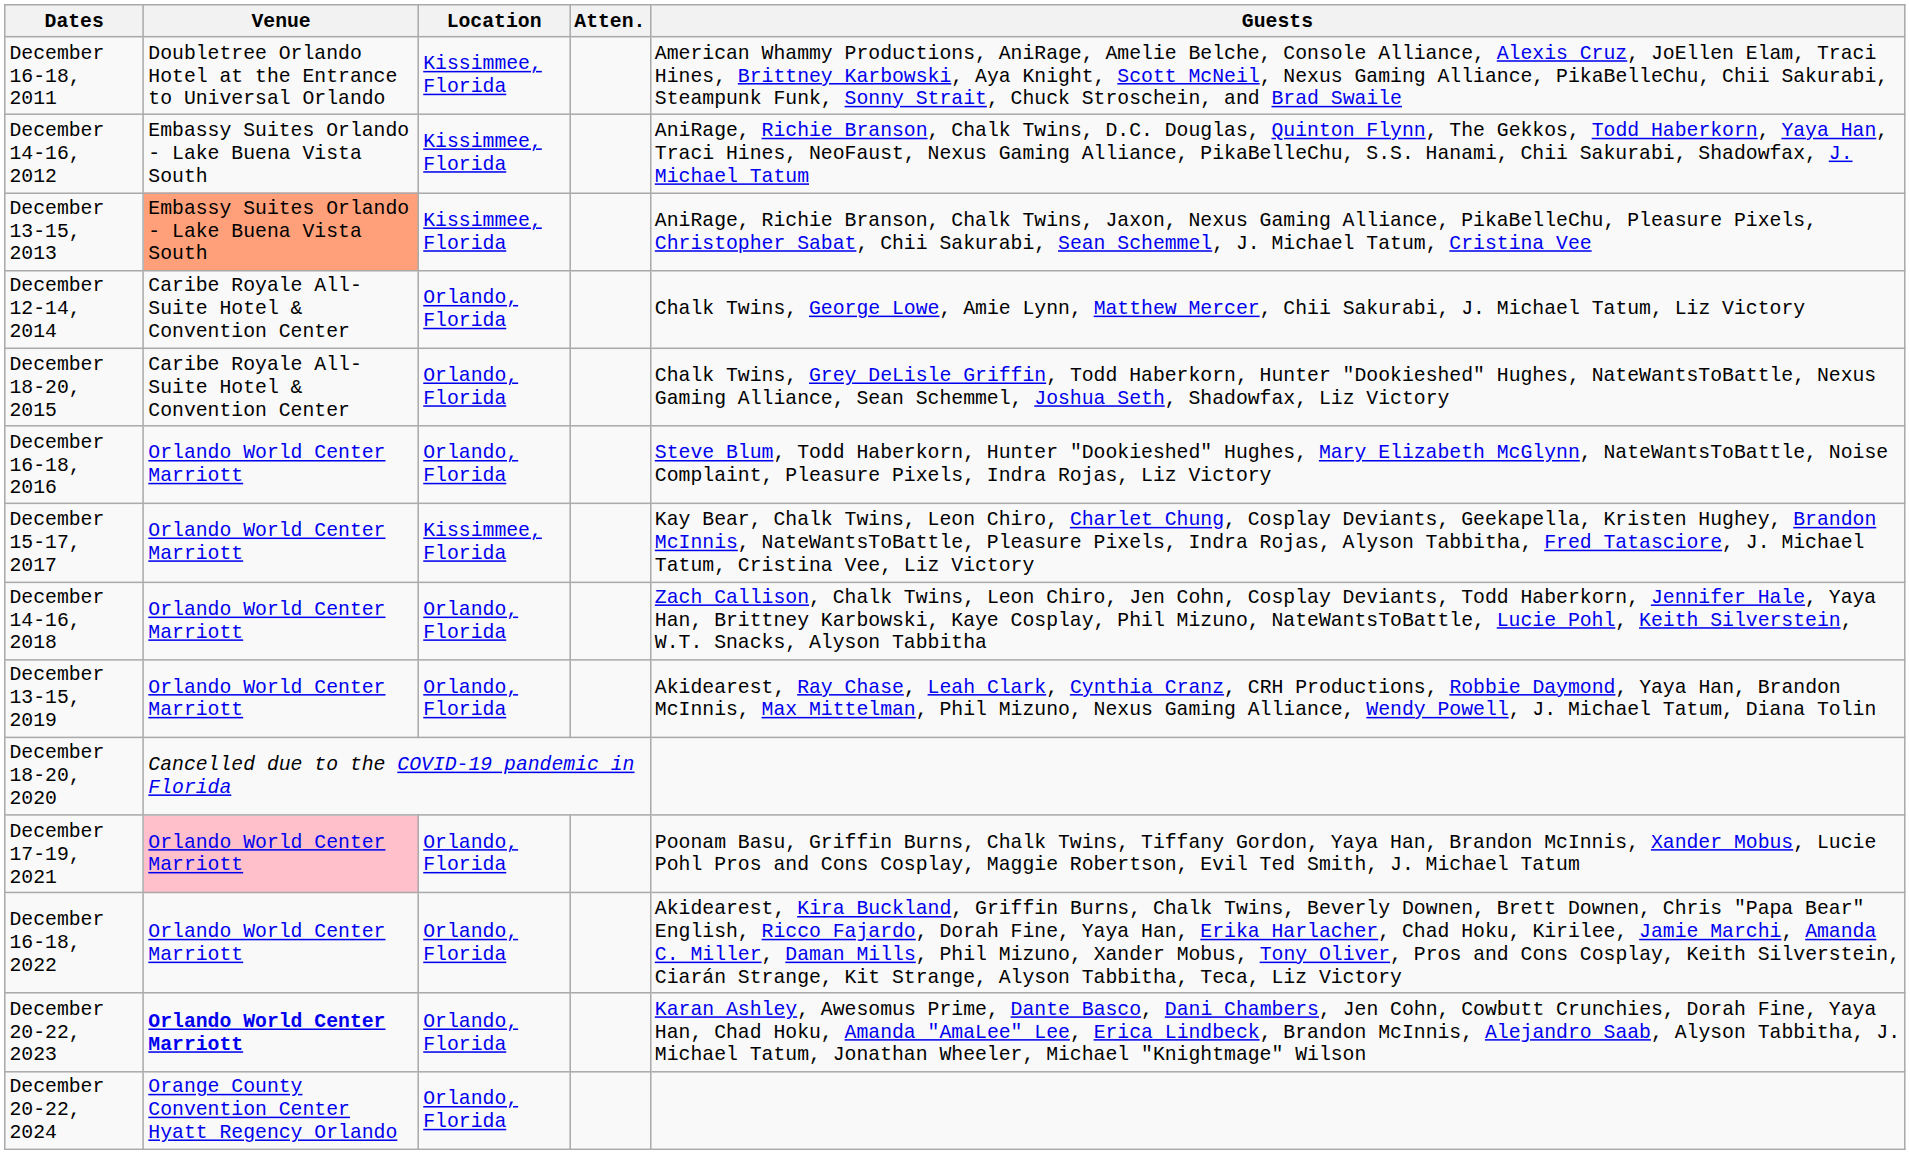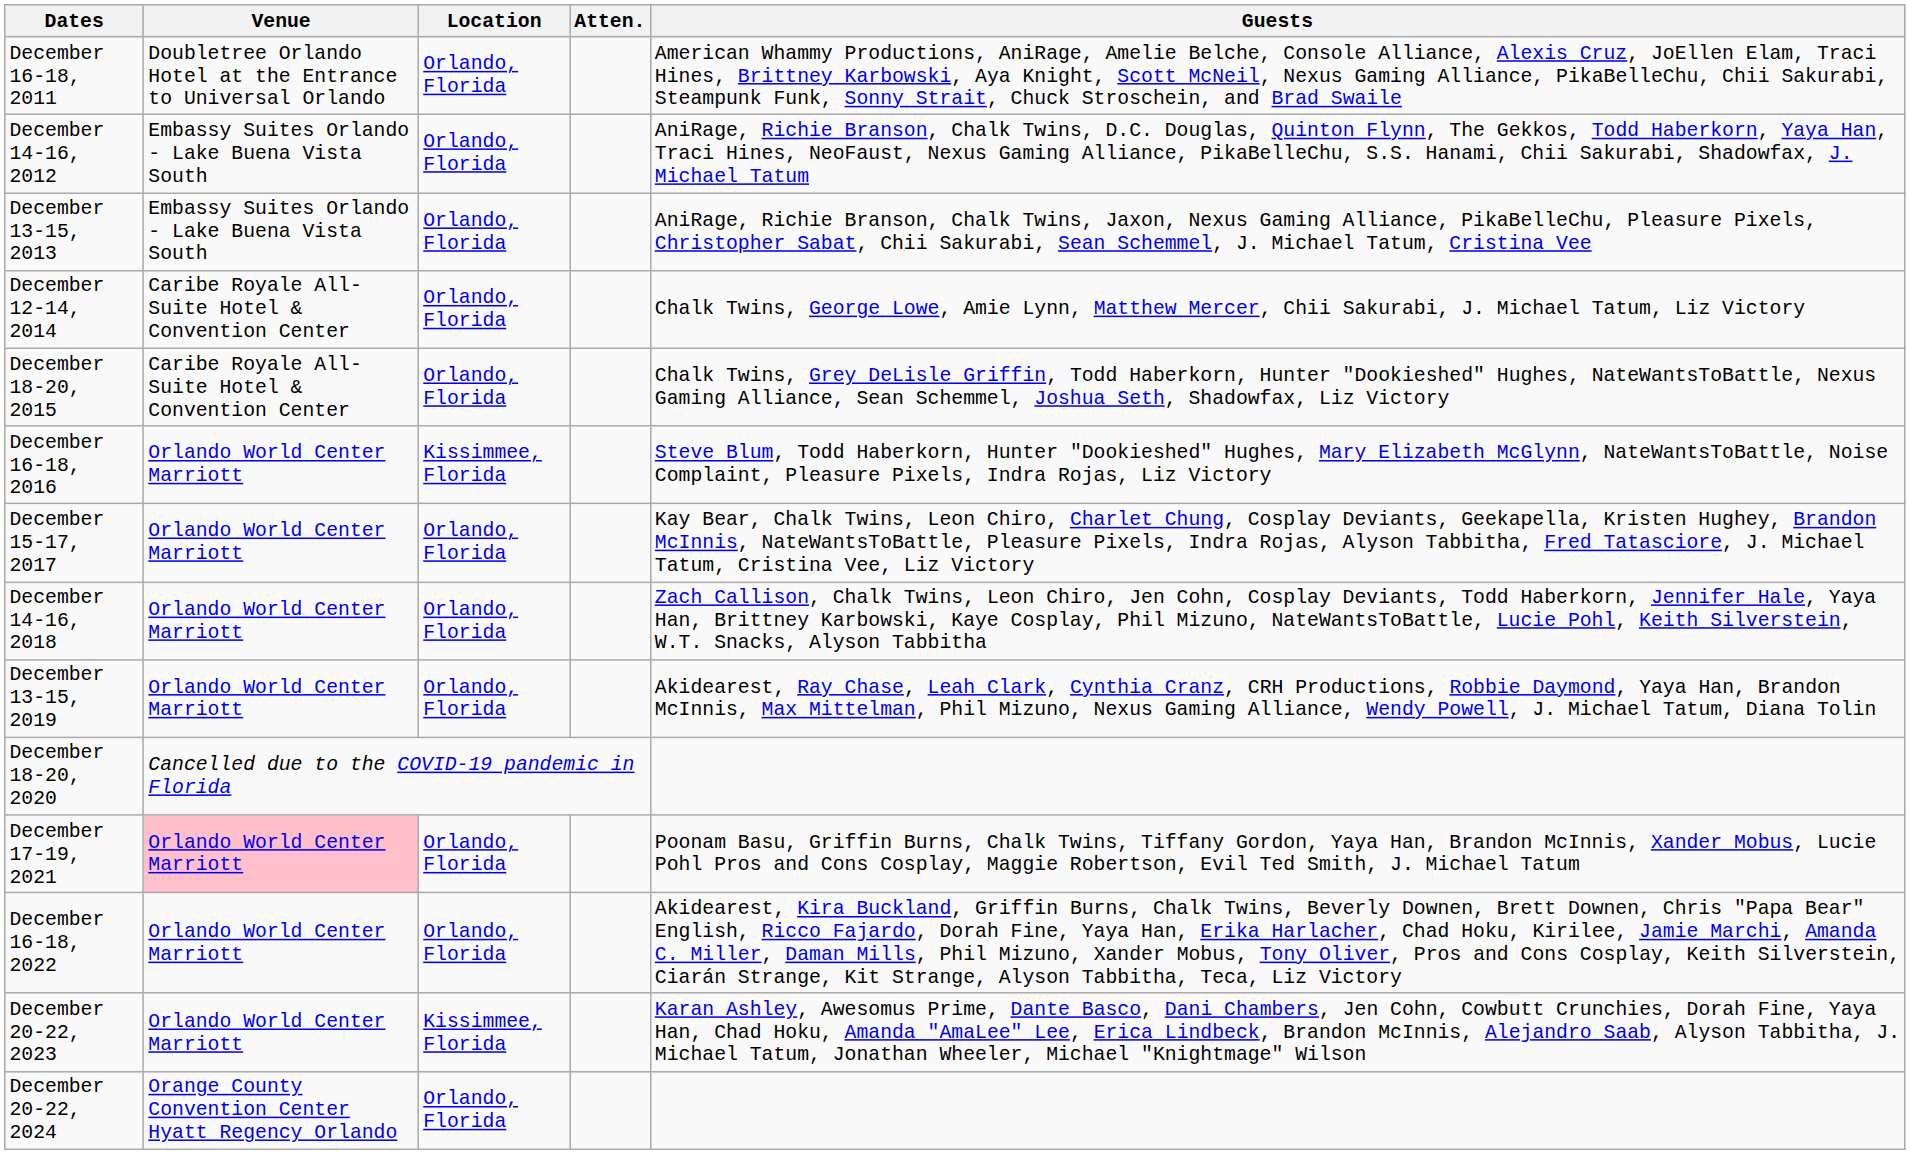(483, 76) Kissimmee, Florida -> (471, 76) Orlando, Florida
(483, 154) Kissimmee, Florida -> (471, 154) Orlando, Florida
(279, 231) lightsalmon background -> (279, 231) no background
(483, 231) Kissimmee, Florida -> (471, 231) Orlando, Florida
(471, 465) Orlando, Florida -> (483, 465) Kissimmee, Florida
(483, 543) Kissimmee, Florida -> (471, 543) Orlando, Florida
(267, 1032) bold -> (267, 1032) normal
(471, 1032) Orlando, Florida -> (483, 1032) Kissimmee, Florida
